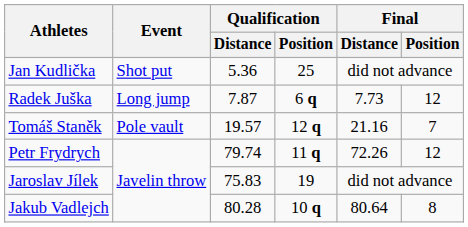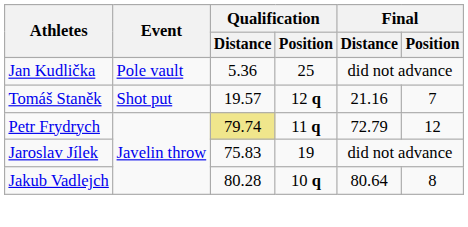(144, 71) Shot put -> (150, 71) Pole vault
- row: (50, 99)
(150, 126) Pole vault -> (144, 99) Shot put
(243, 153) no background -> (243, 126) khaki background
(369, 153) 72.26 -> (369, 126) 72.79
